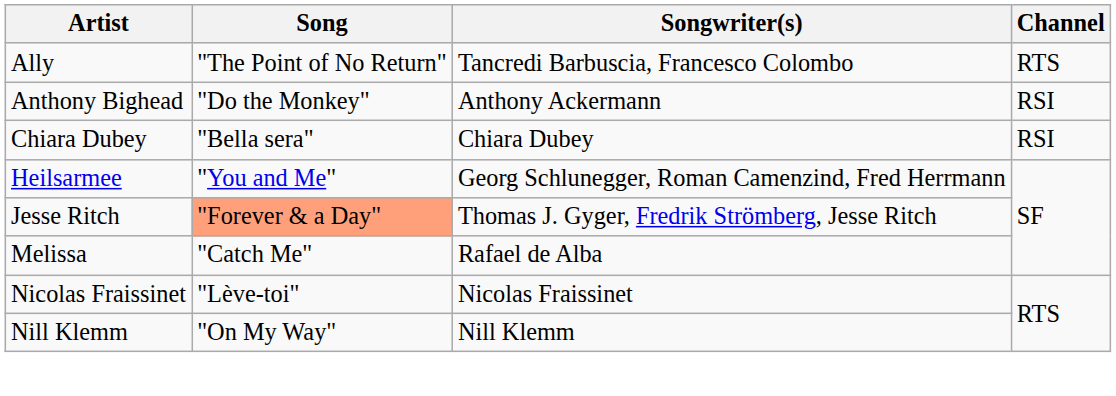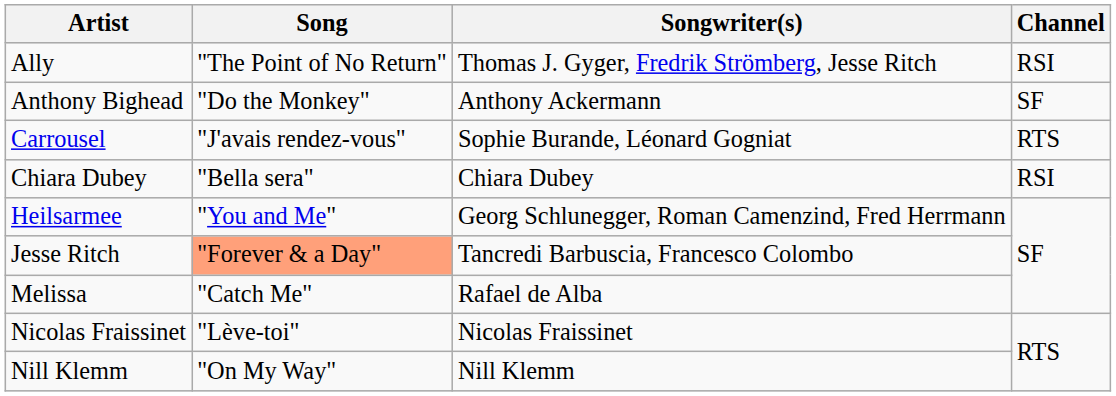(656, 62) Tancredi Barbuscia, Francesco Colombo -> (697, 62) Thomas J. Gyger, Fredrik Strömberg, Jesse Ritch
(1038, 62) RTS -> (1036, 62) RSI
(1036, 100) RSI -> (1030, 100) SF
+ row: (58, 139)
(697, 216) Thomas J. Gyger, Fredrik Strömberg, Jesse Ritch -> (656, 255) Tancredi Barbuscia, Francesco Colombo
